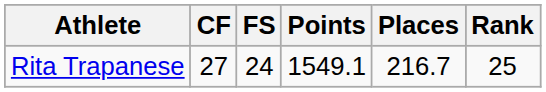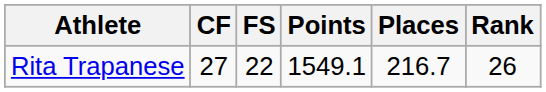(259, 66) 24 -> (259, 66) 22
(502, 66) 25 -> (502, 66) 26
